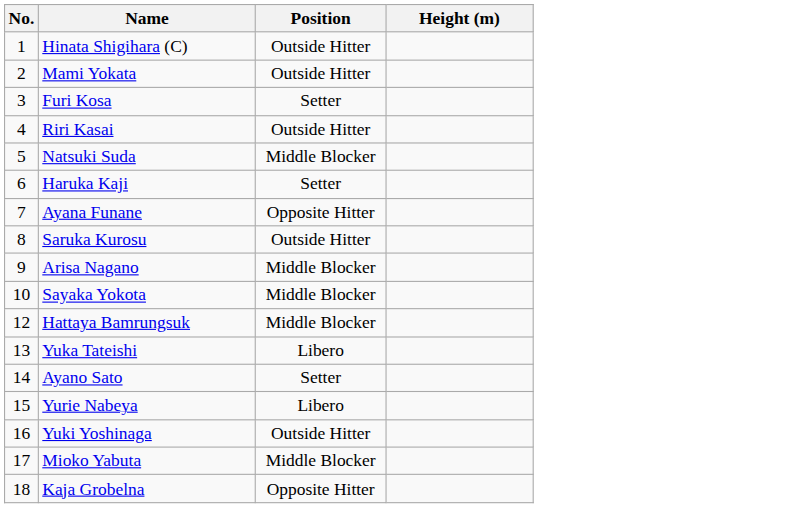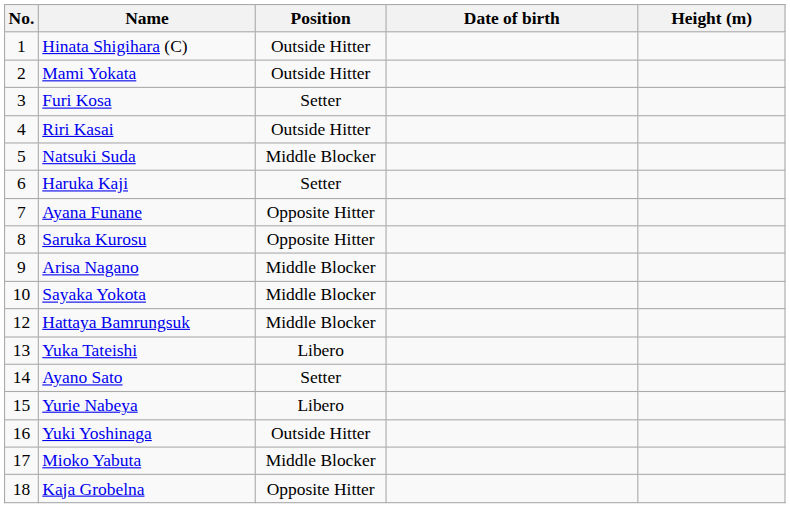+ column: (512, 18)
(321, 239) Outside Hitter -> (321, 239) Opposite Hitter
